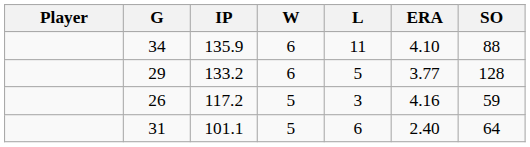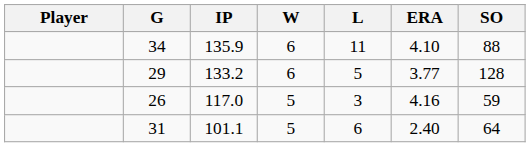(224, 100) 117.2 -> (224, 100) 117.0
